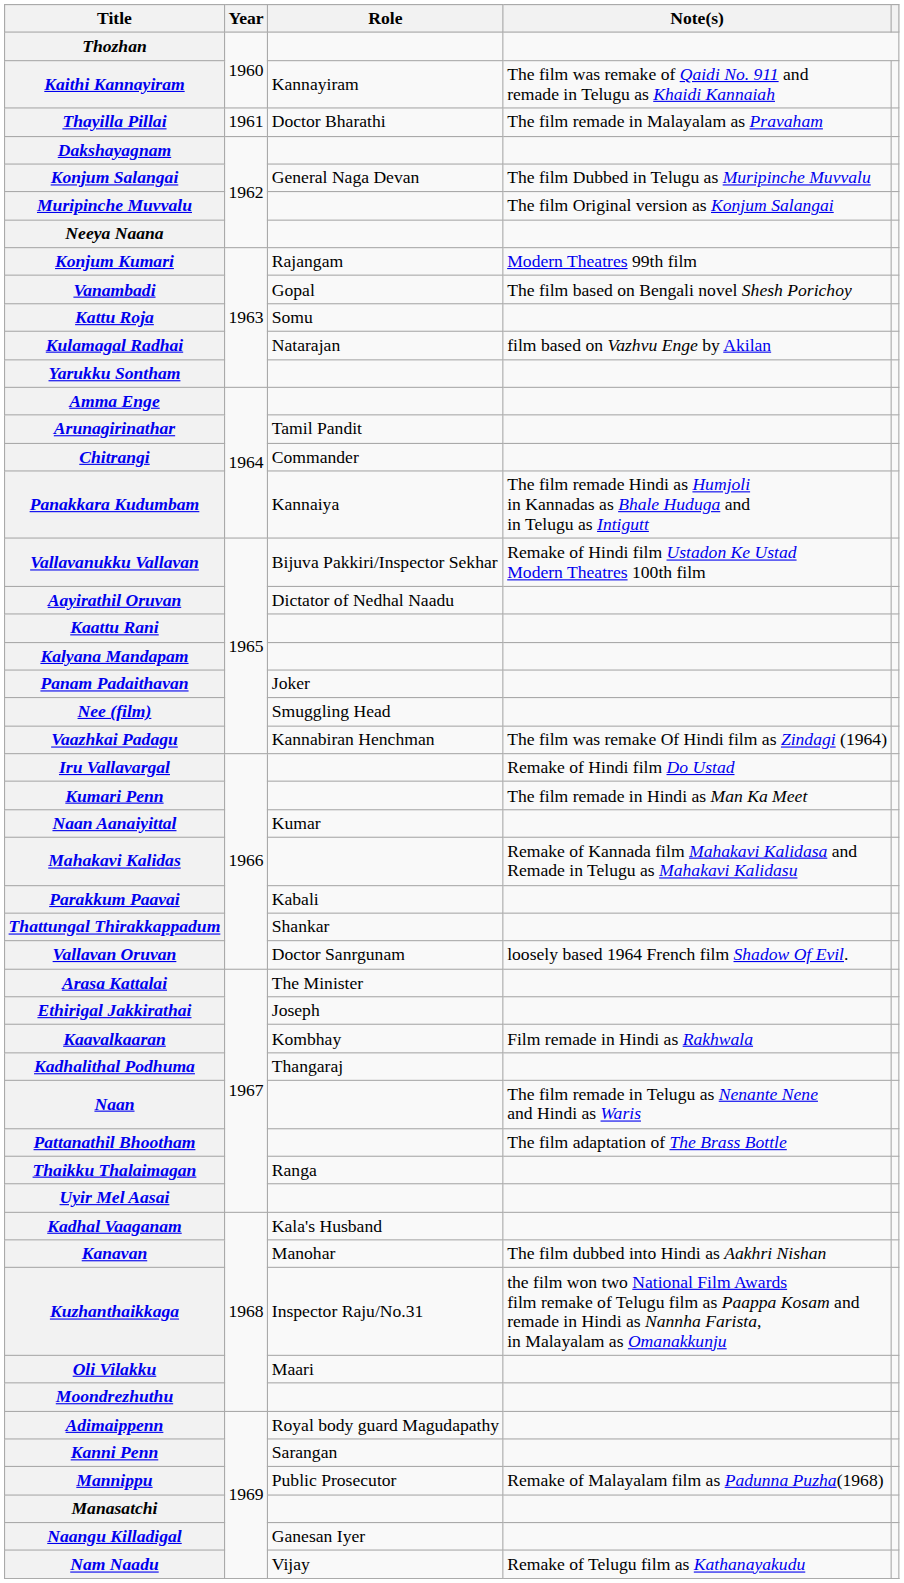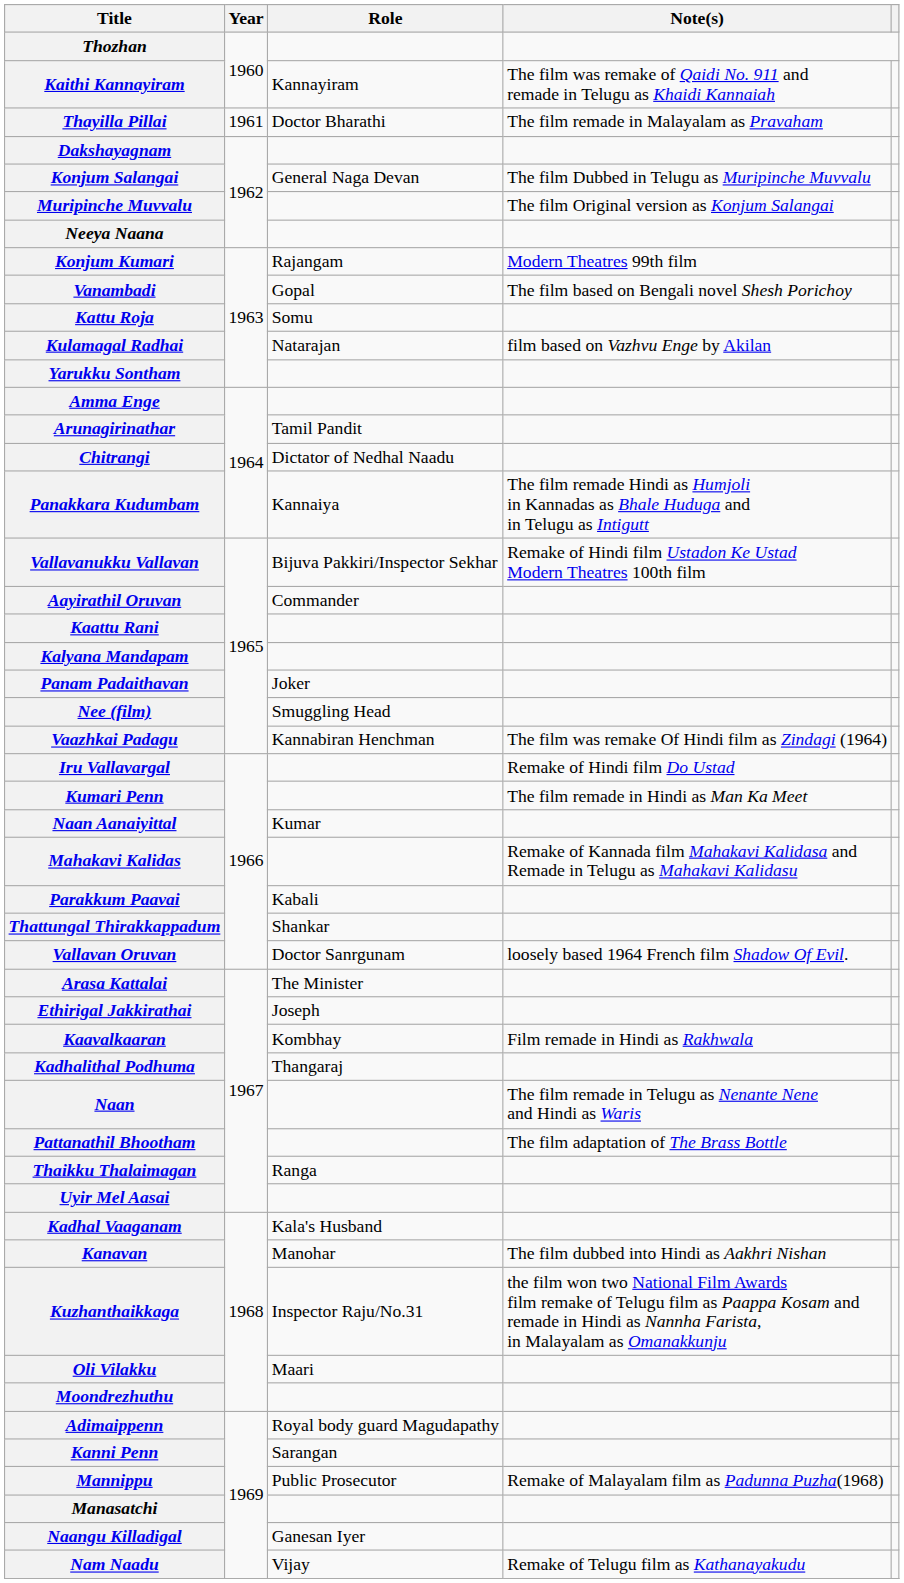(315, 456) Commander -> (363, 456) Dictator of Nedhal Naadu
(363, 600) Dictator of Nedhal Naadu -> (315, 600) Commander
